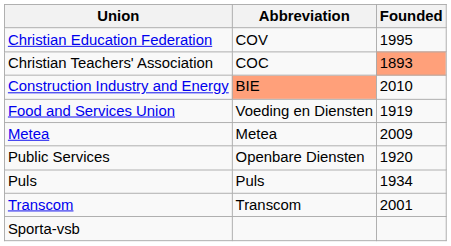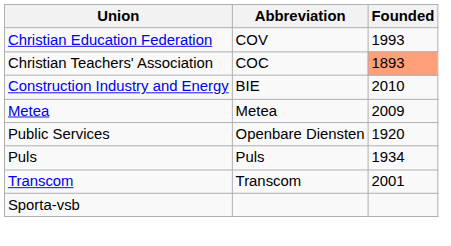(396, 39) 1995 -> (388, 39) 1993
(248, 87) lightsalmon background -> (248, 87) no background
- row: (91, 110)
